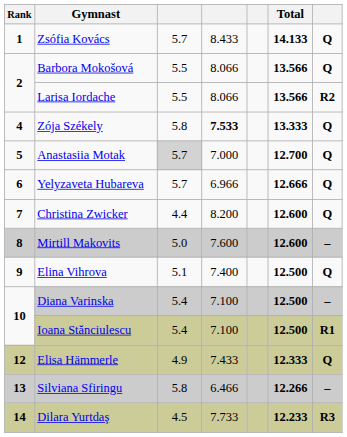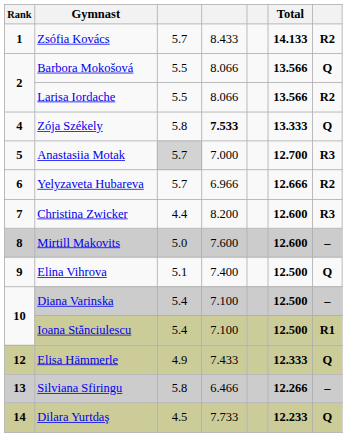(327, 38) Q -> (327, 38) R2
(327, 155) Q -> (327, 155) R3
(327, 184) Q -> (327, 184) R2
(327, 213) Q -> (327, 213) R3
(327, 417) R3 -> (327, 417) Q
